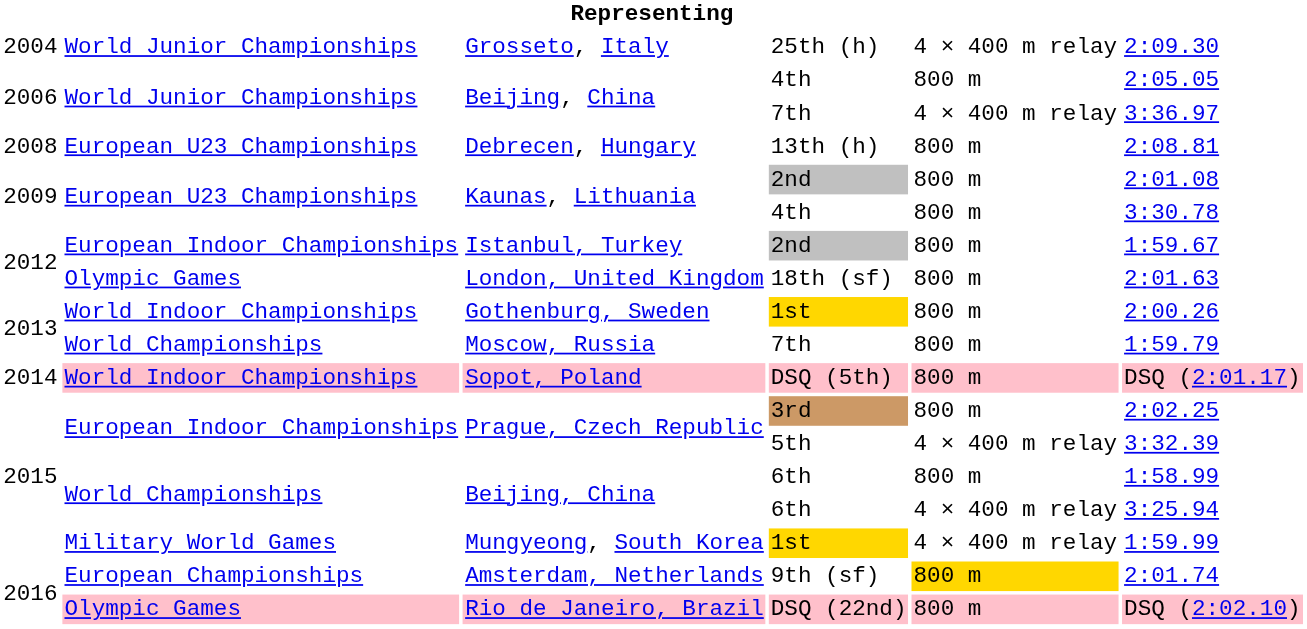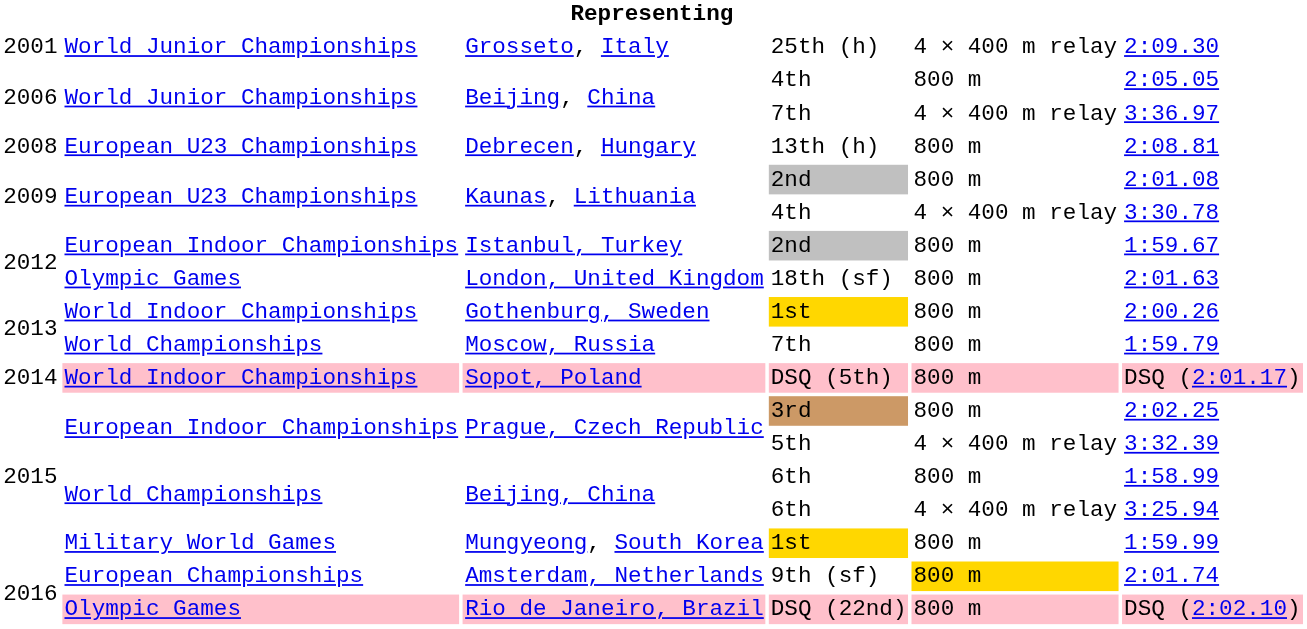(30, 47) 2004 -> (30, 47) 2001
(947, 213) 800 m -> (1015, 213) 4 × 400 m relay
(1015, 543) 4 × 400 m relay -> (947, 543) 800 m
